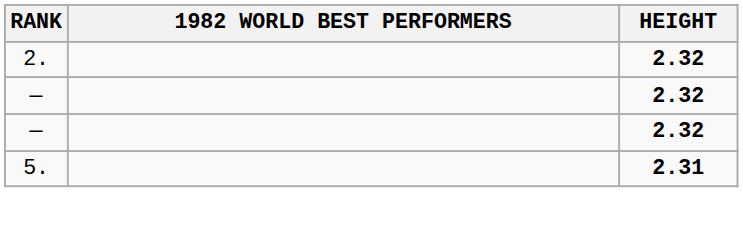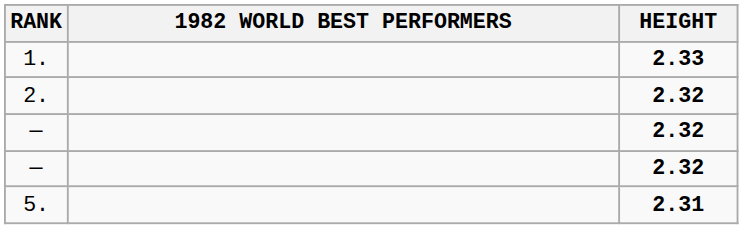+ row: (36, 59)
